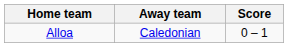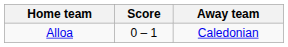columns swapped: (254, 14) <-> (170, 14)
